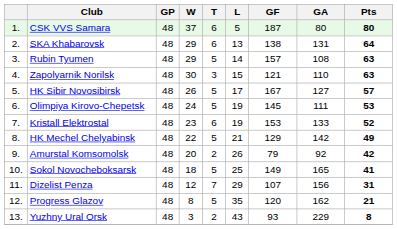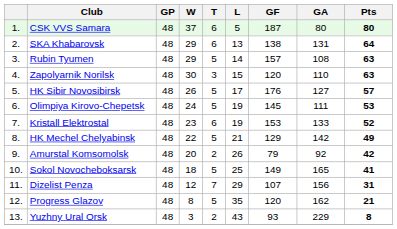(273, 75) 121 -> (273, 75) 120
(273, 91) 167 -> (273, 91) 176
